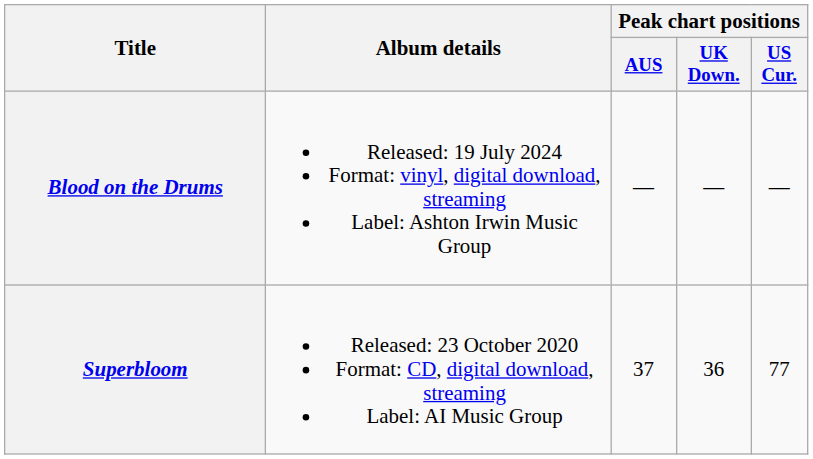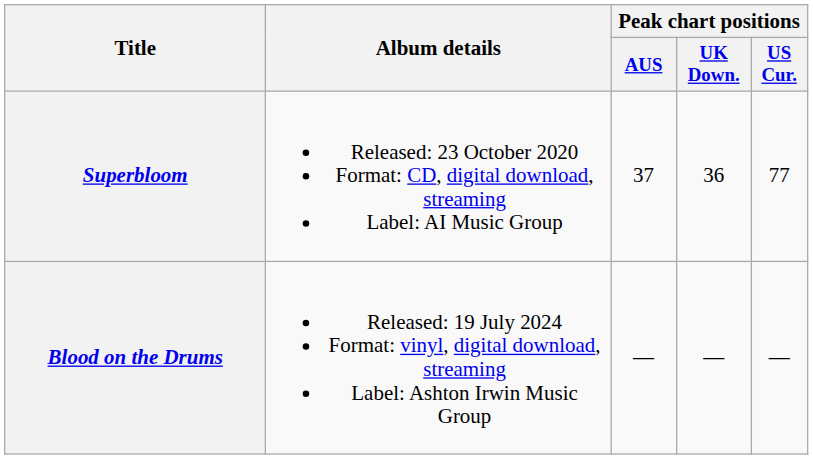rows swapped: (135, 368) <-> (135, 187)
